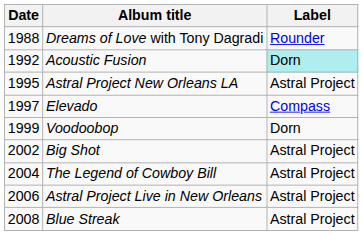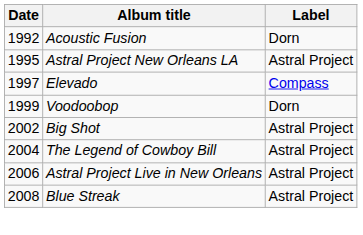- row: (155, 38)
(285, 60) paleturquoise background -> (284, 38) no background
